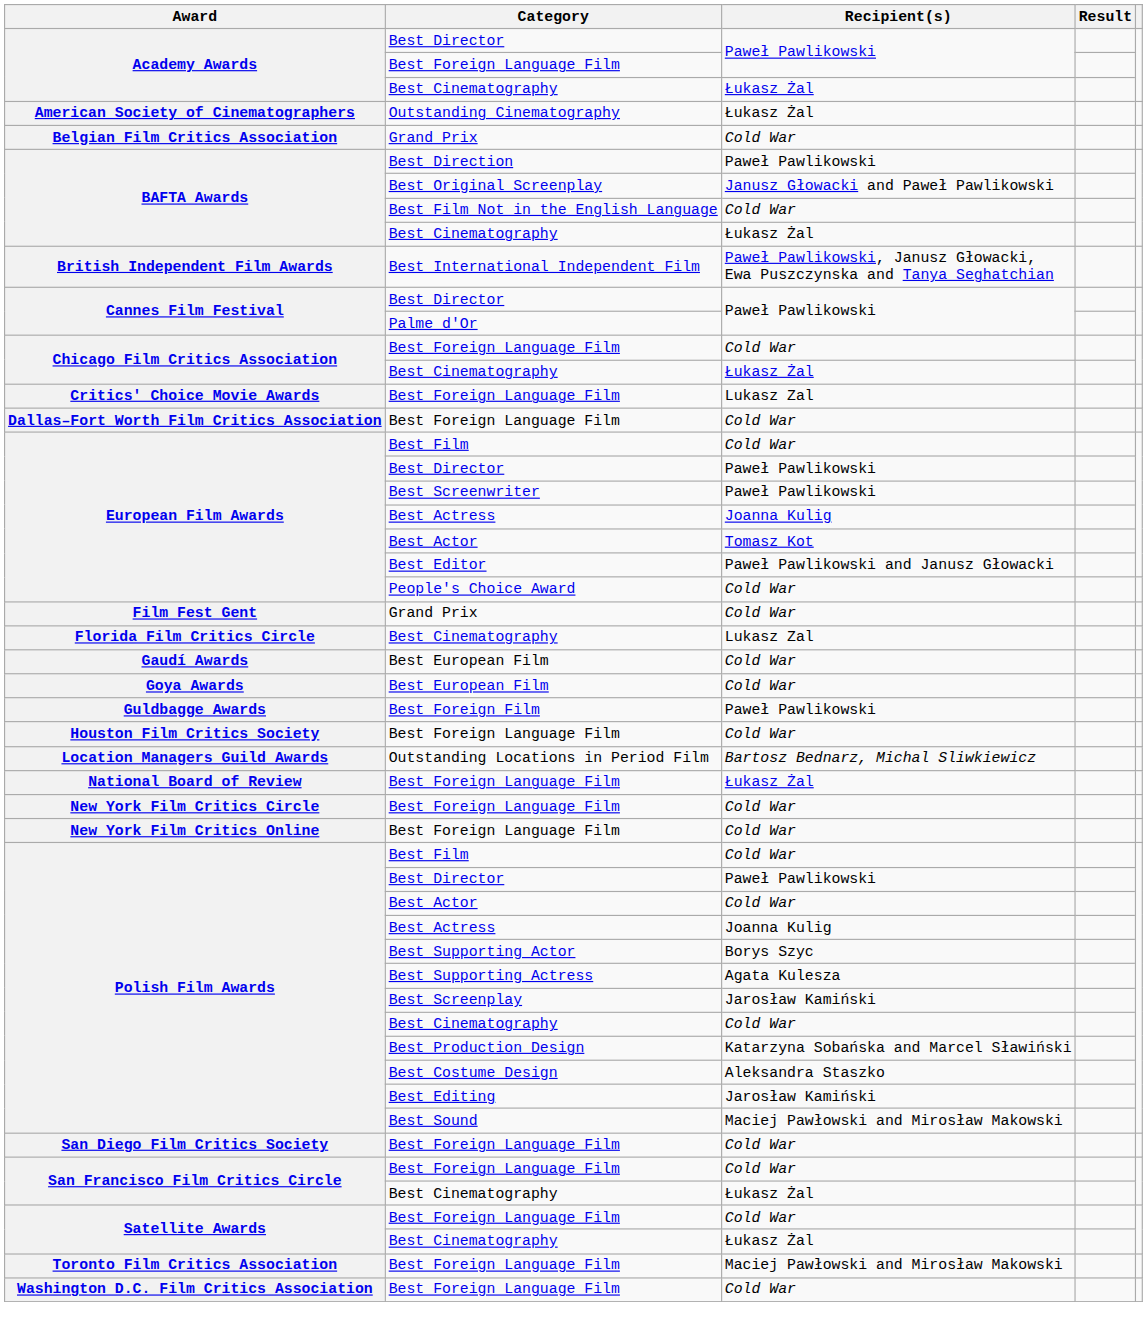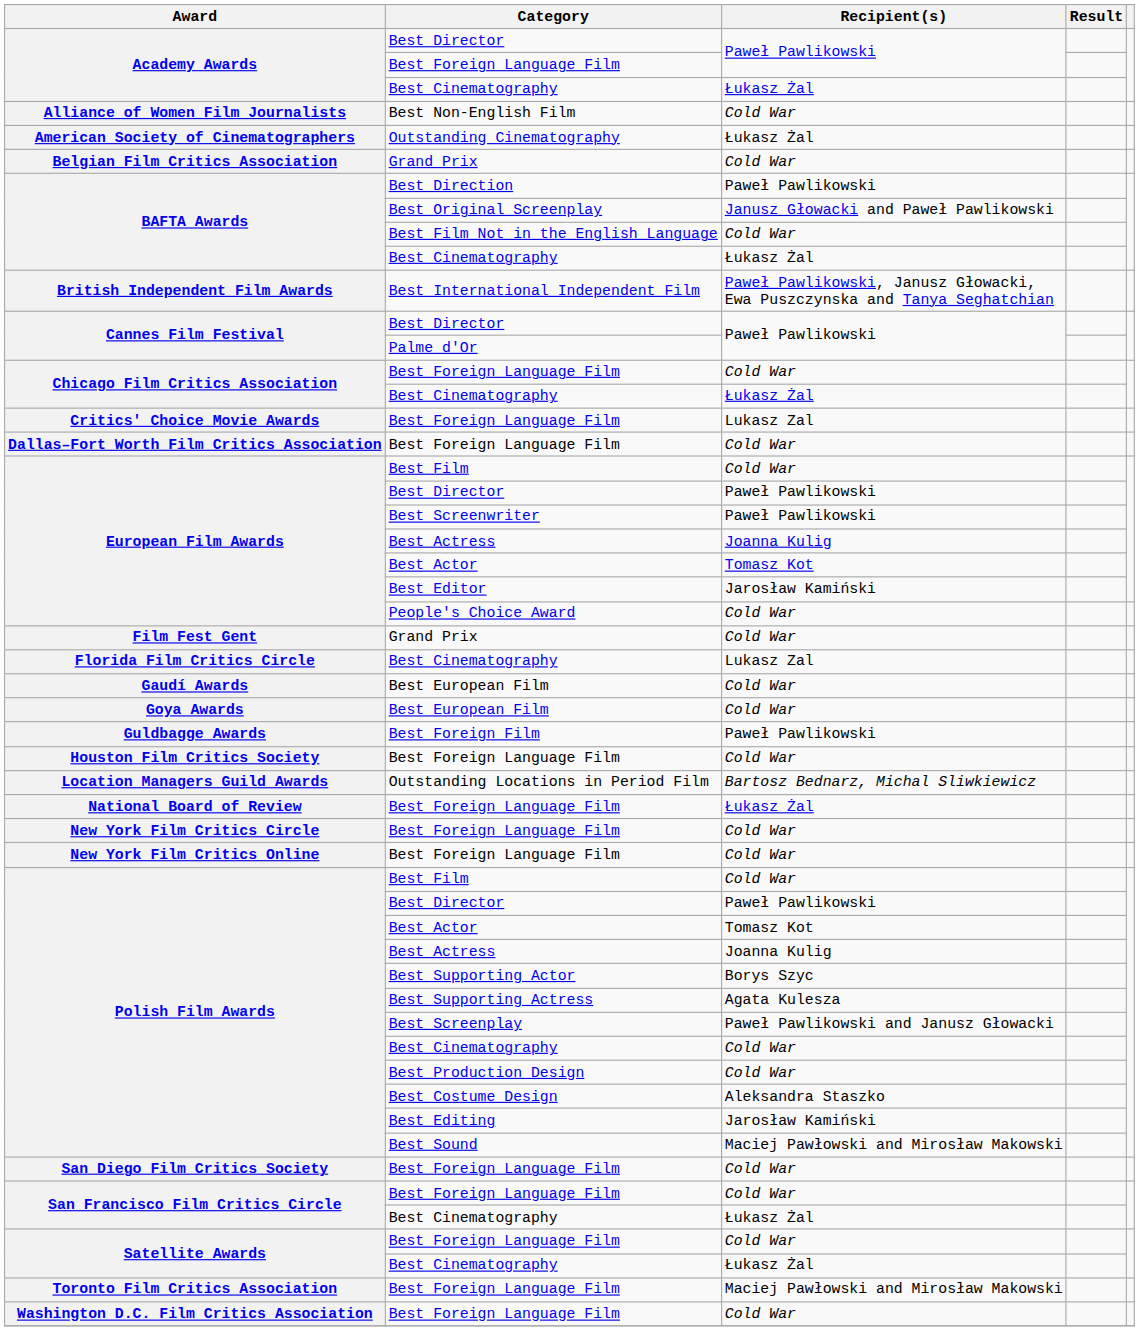+ row: (195, 113)
(889, 565) Paweł Pawlikowski and Janusz Głowacki -> (800, 589) Jarosław Kamiński
(760, 903) Cold War -> (769, 927) Tomasz Kot
(800, 1000) Jarosław Kamiński -> (889, 1024) Paweł Pawlikowski and Janusz Głowacki
(898, 1048) Katarzyna Sobańska and Marcel Sławiński -> (760, 1072) Cold War
